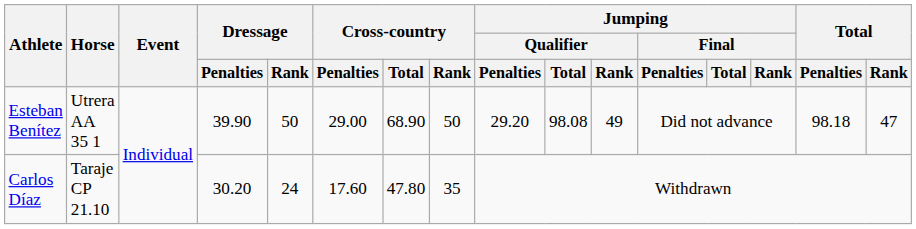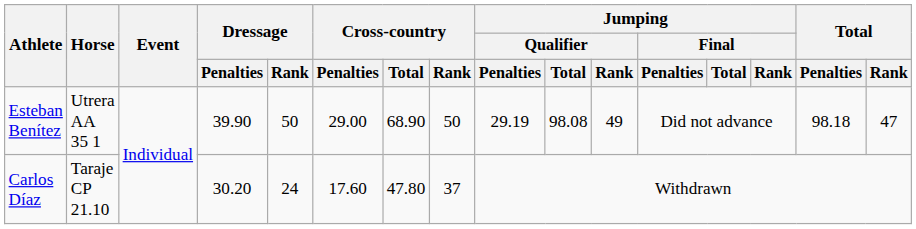(510, 120) 29.20 -> (510, 120) 29.19
(452, 189) 35 -> (452, 189) 37
